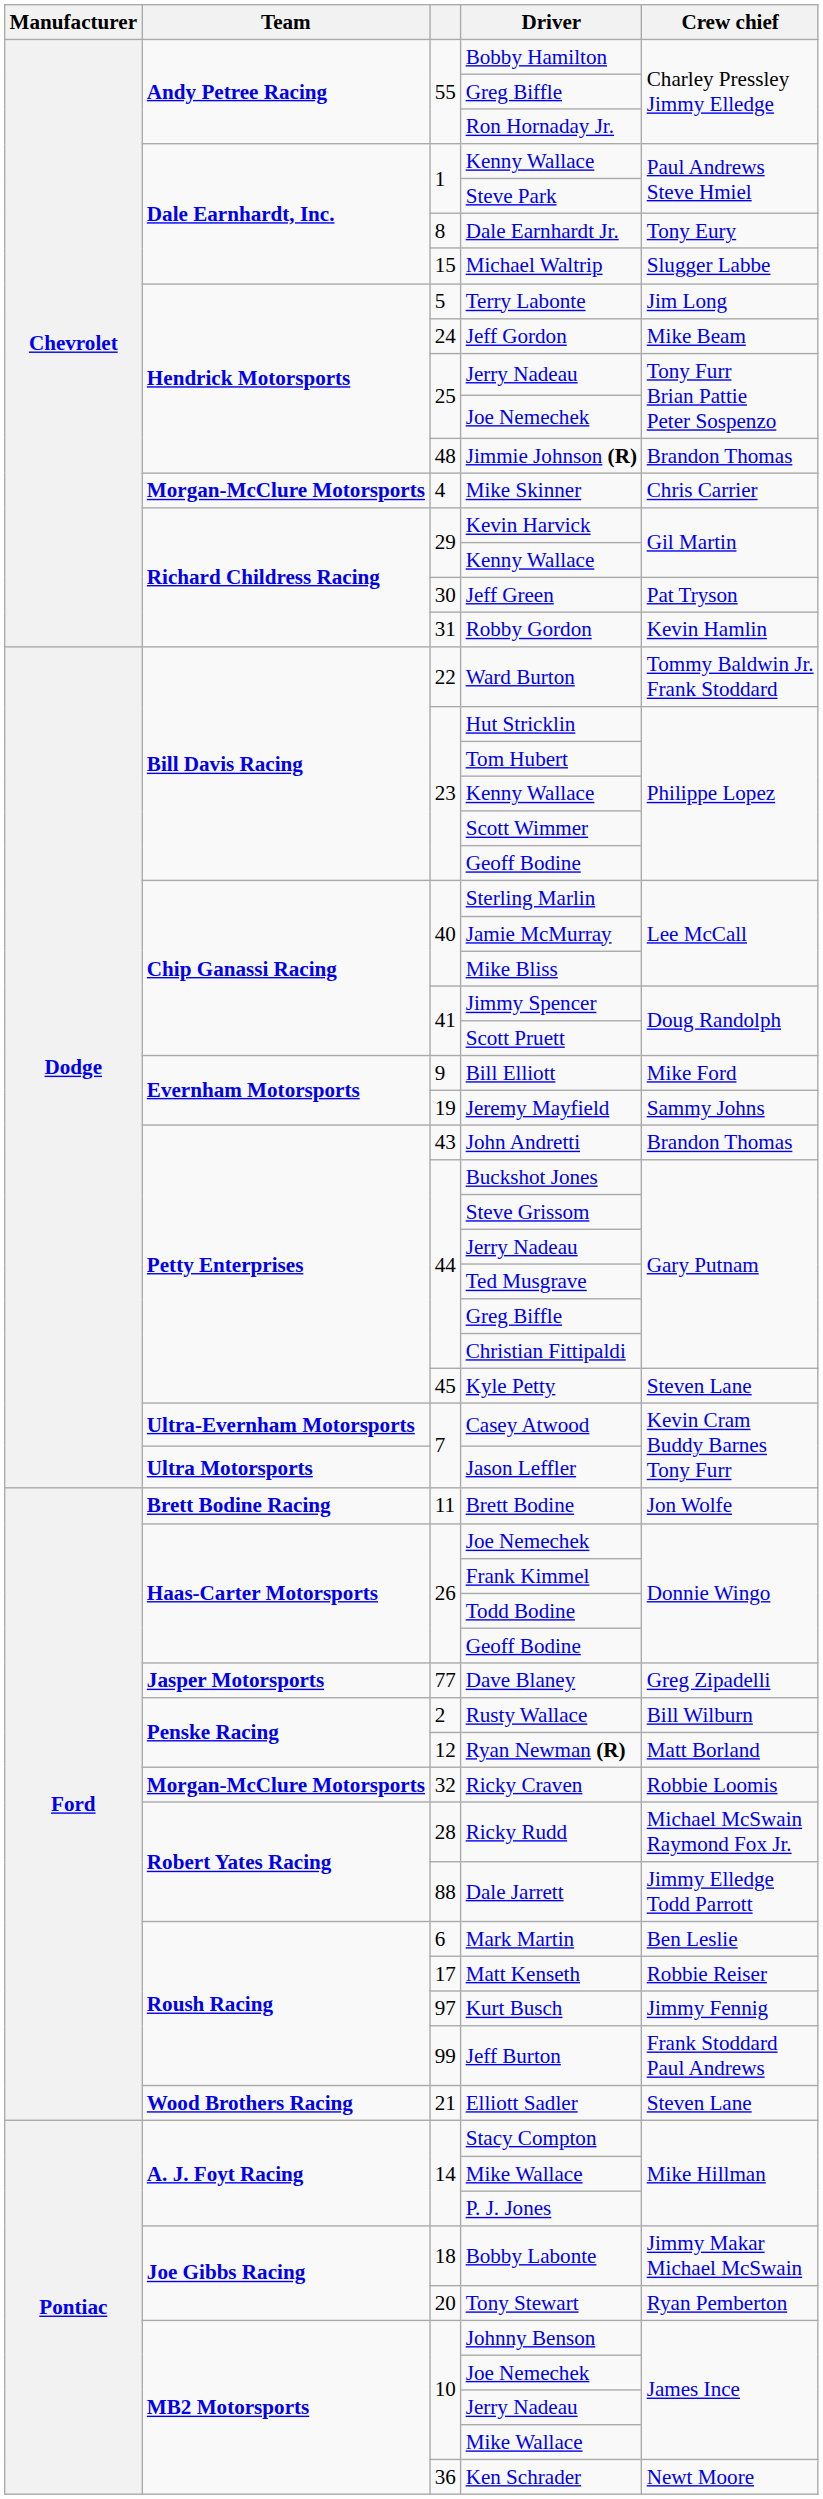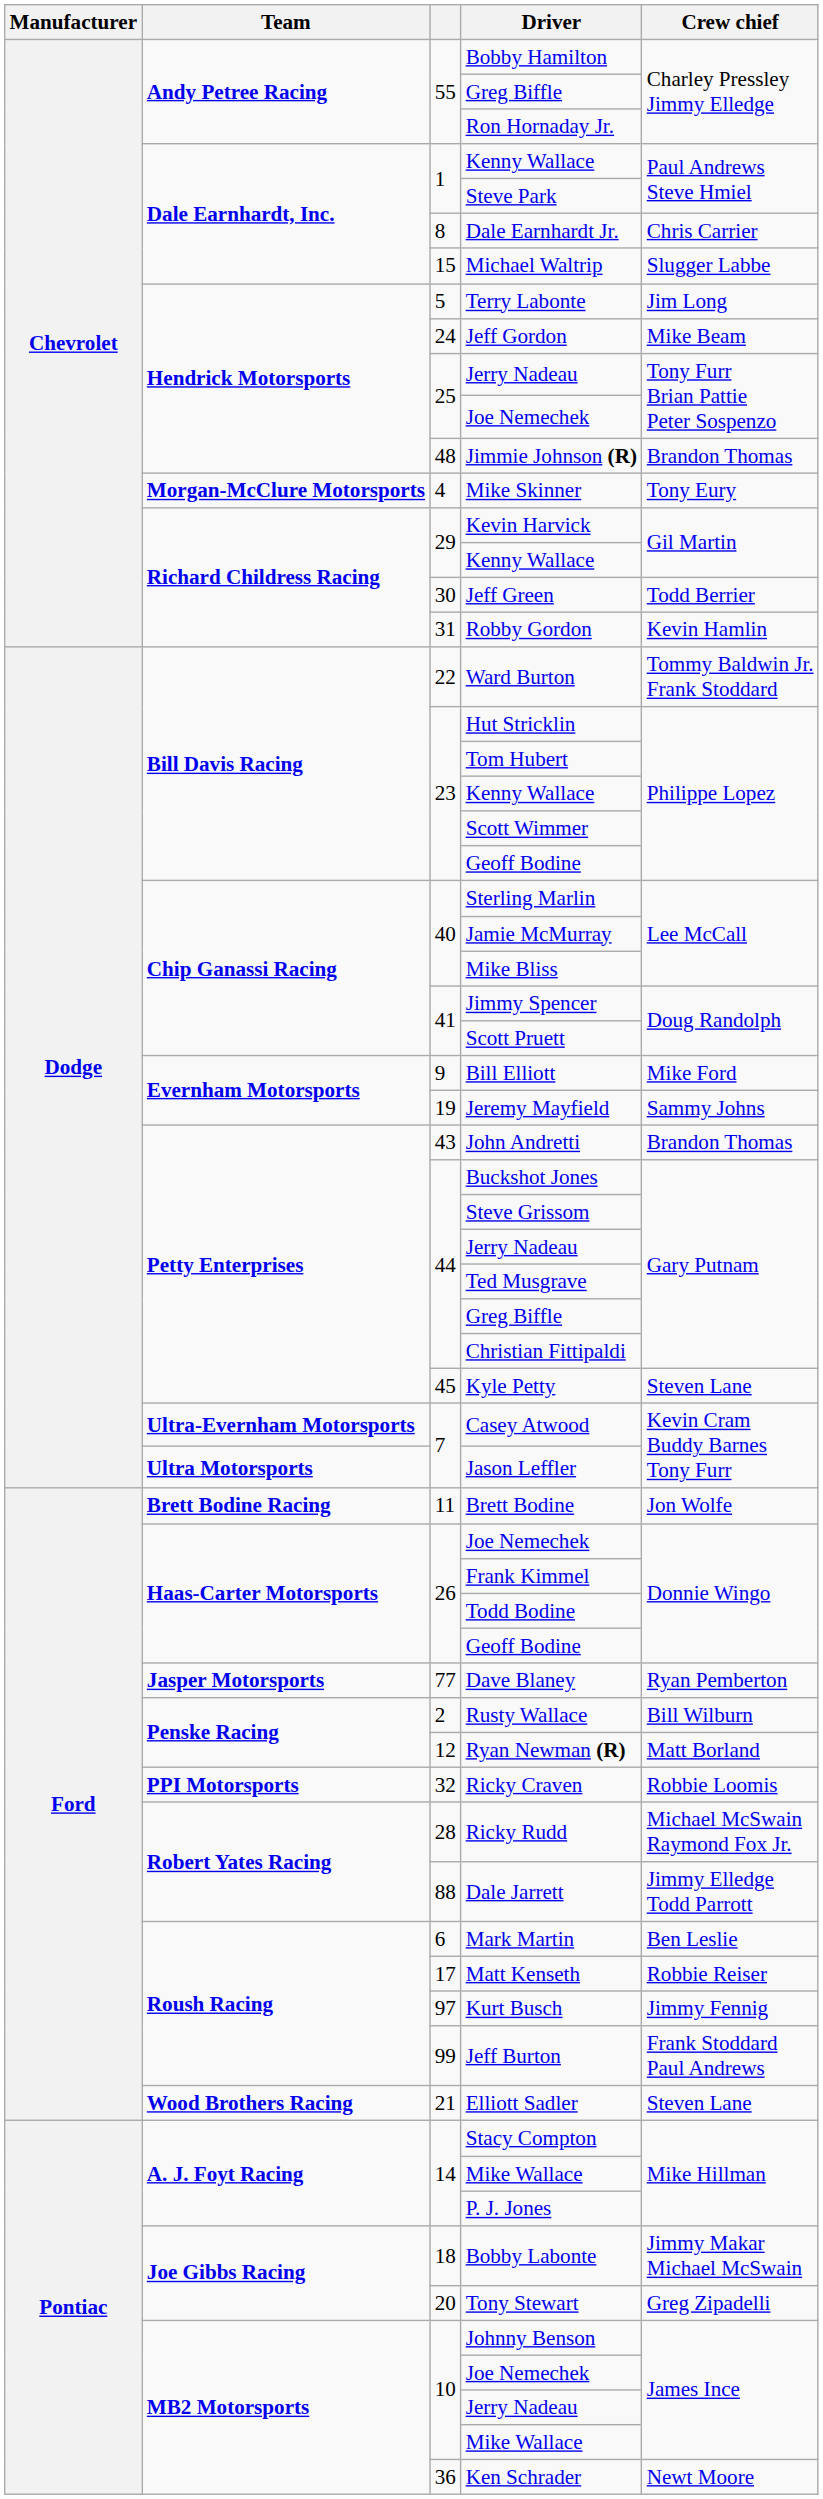(691, 231) Tony Eury -> (702, 231) Chris Carrier
(702, 490) Chris Carrier -> (691, 490) Tony Eury
(692, 594) Pat Tryson -> (701, 594) Todd Berrier
(709, 1680) Greg Zipadelli -> (717, 1680) Ryan Pemberton
(286, 1784) Morgan-McClure Motorsports -> (223, 1784) PPI Motorsports
(717, 2302) Ryan Pemberton -> (709, 2302) Greg Zipadelli
